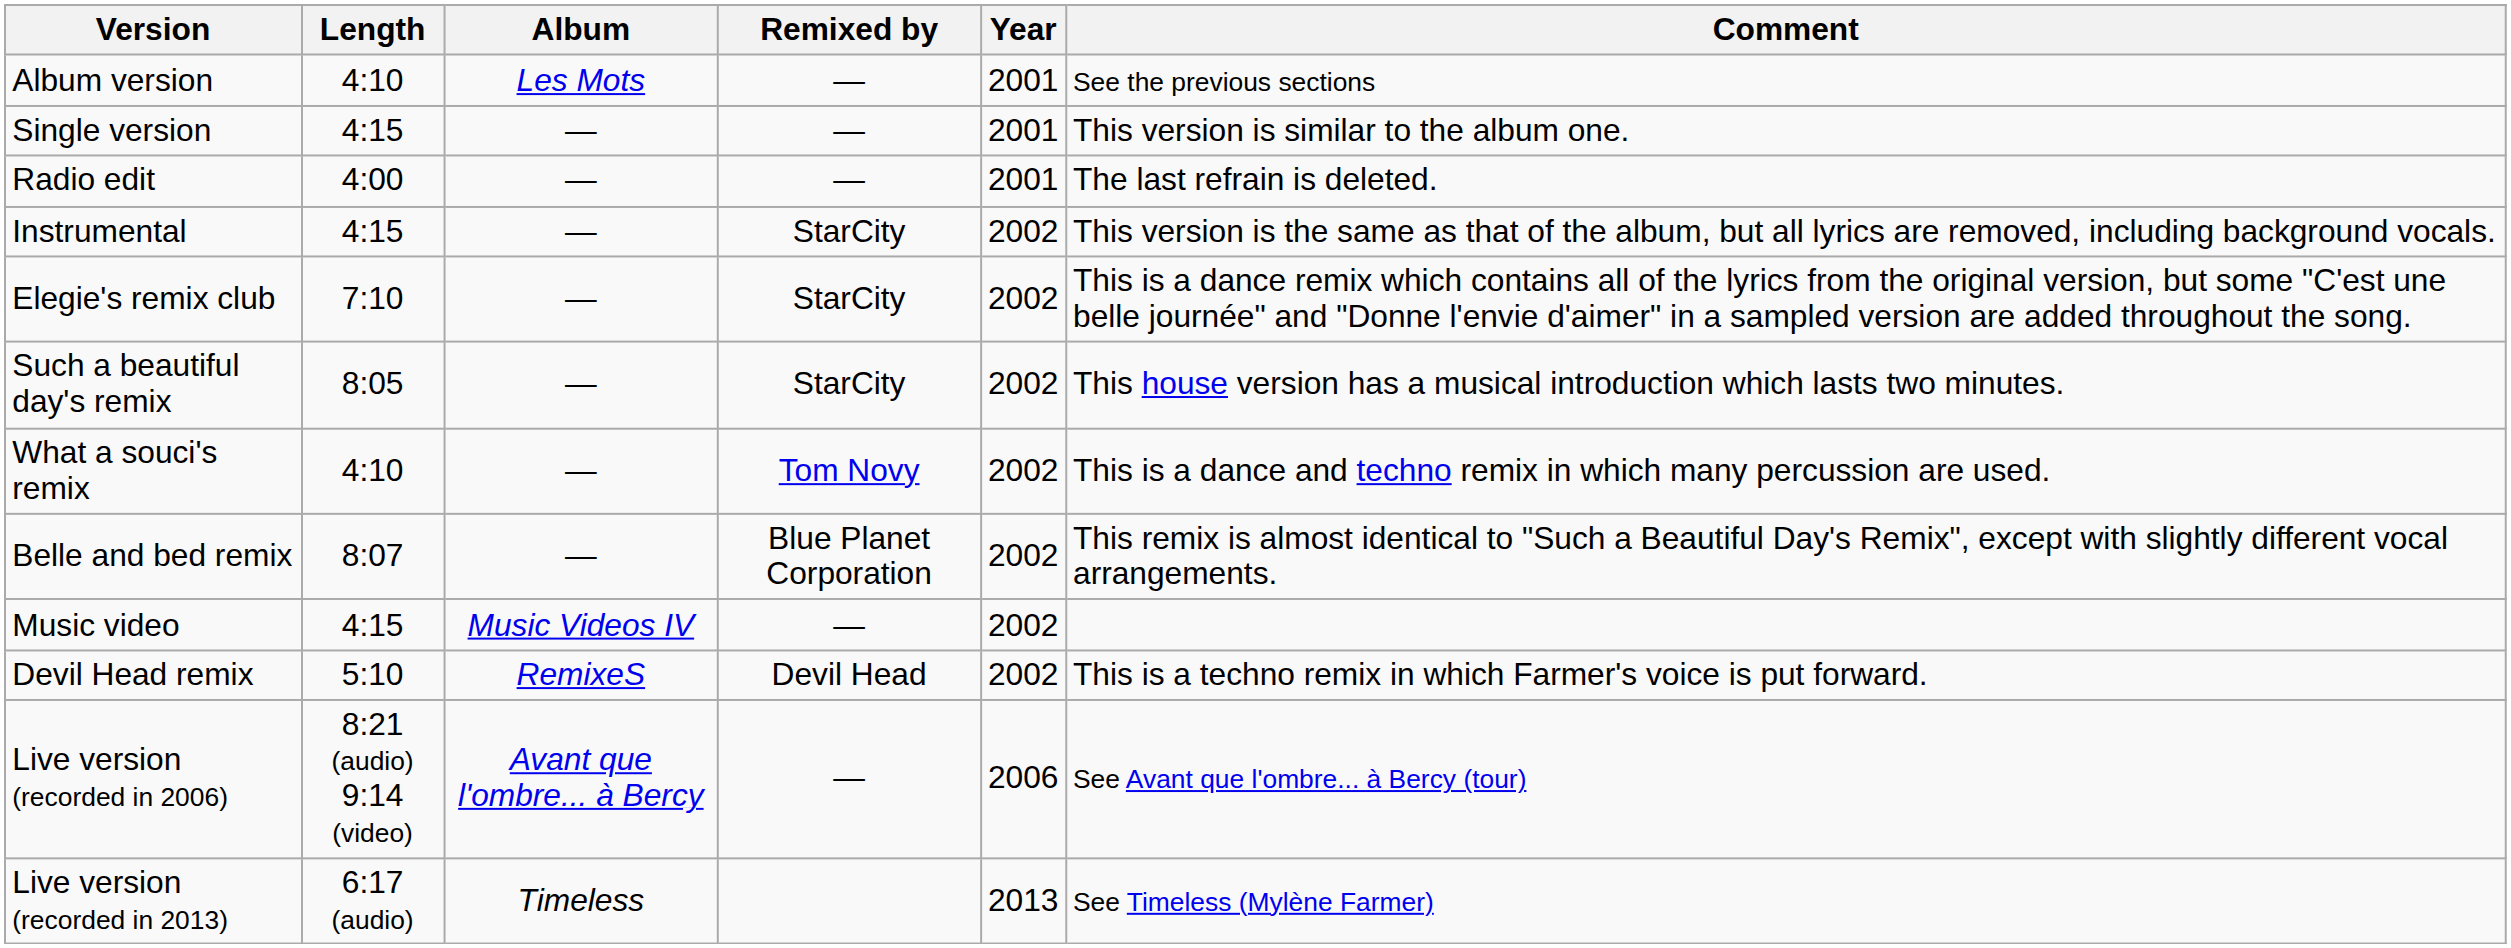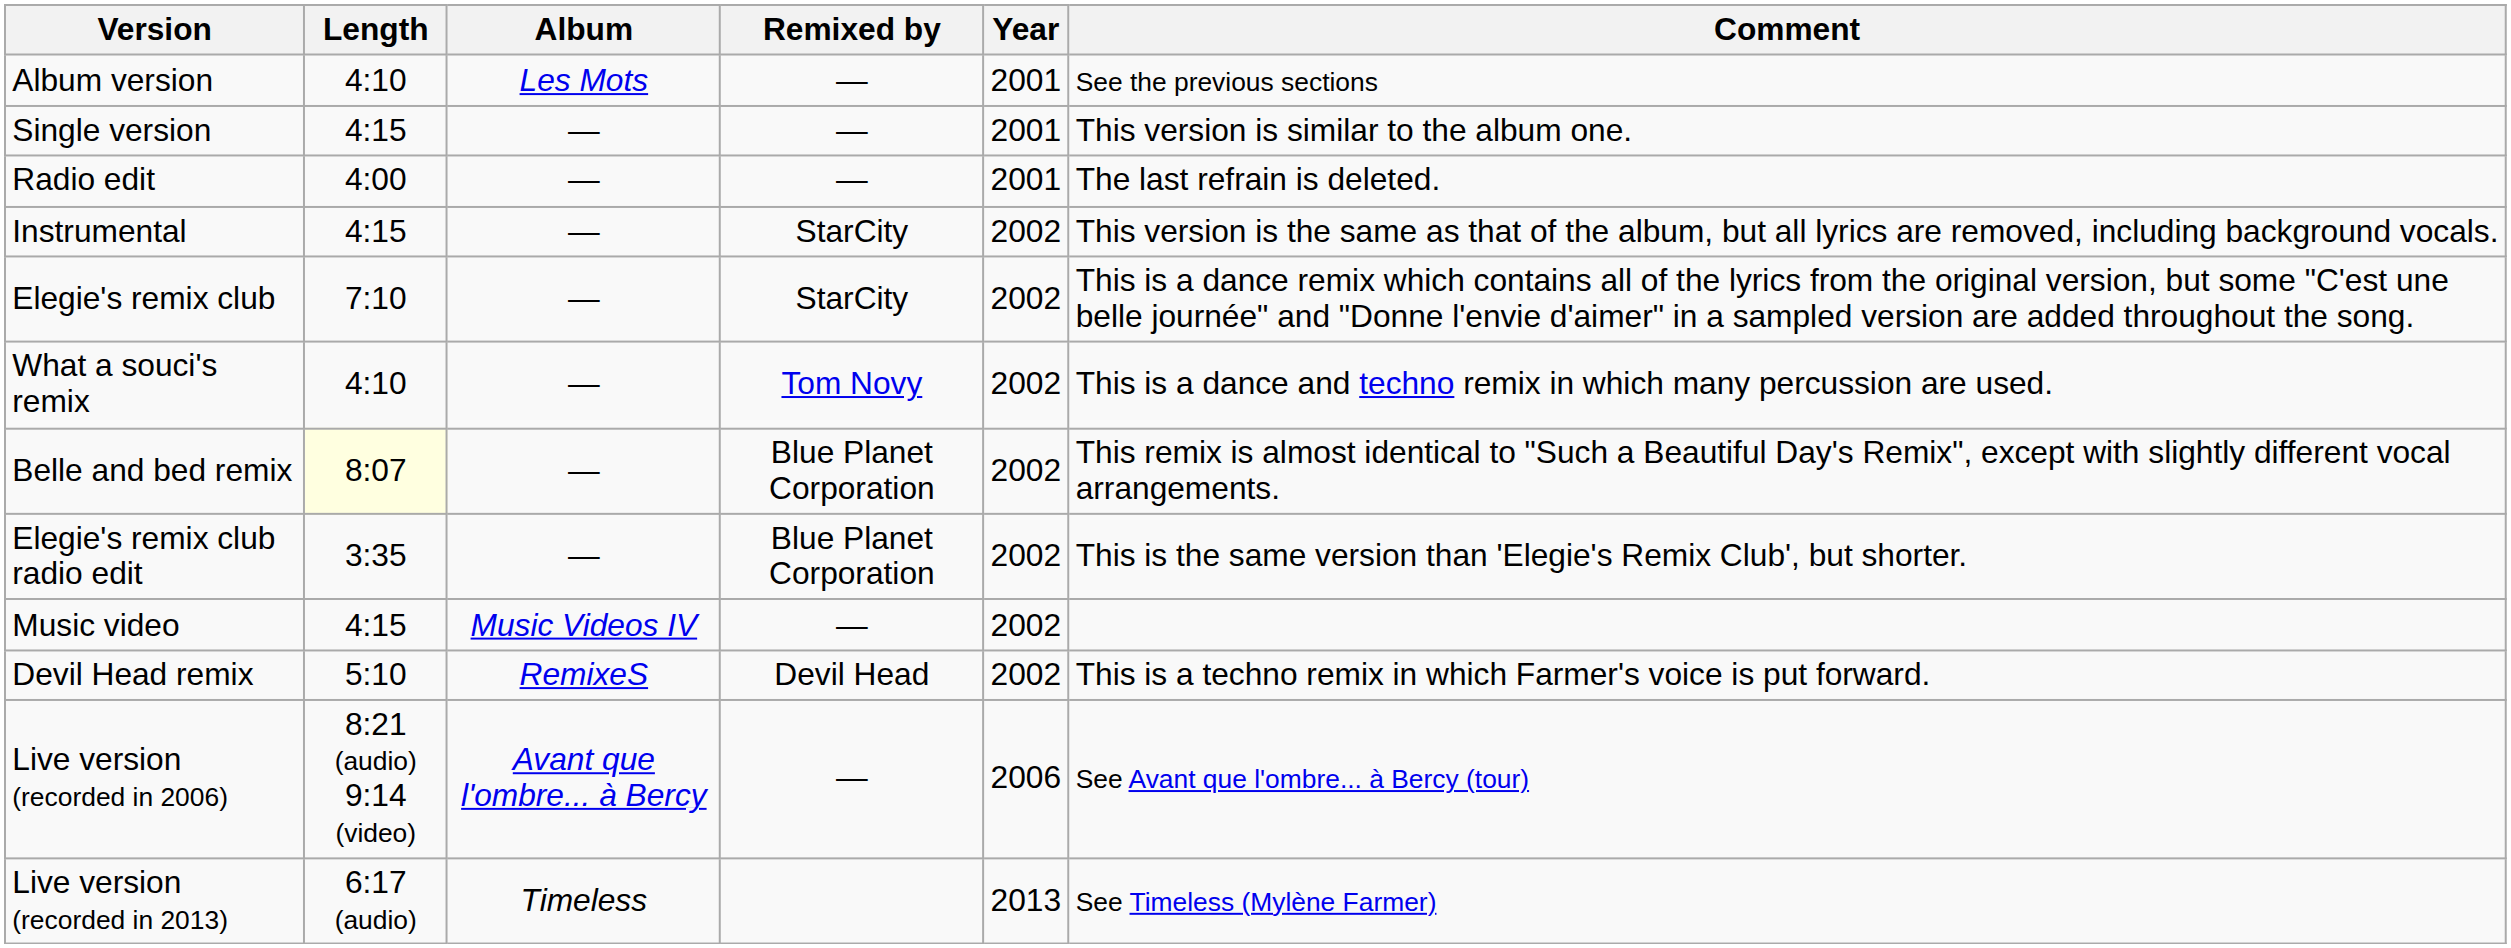- row: (126, 384)
(373, 556) no background -> (376, 470) lightyellow background
+ row: (144, 556)
